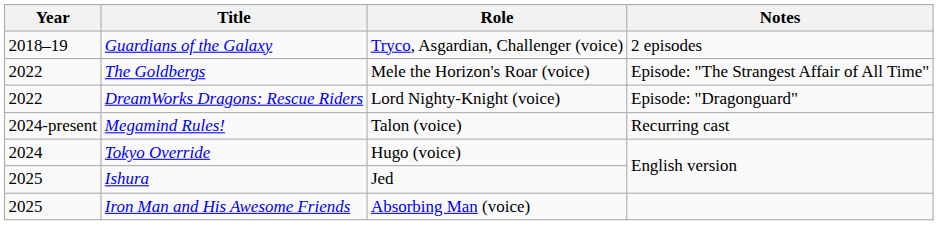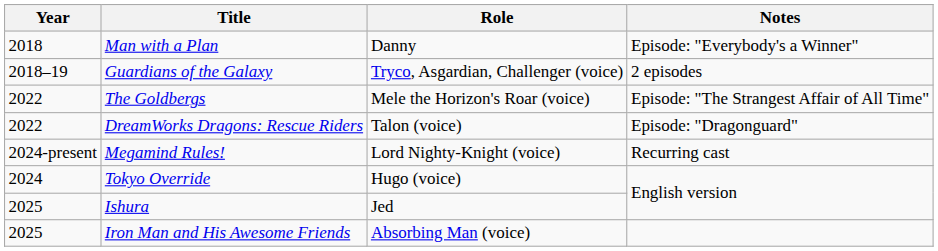+ row: (162, 44)
(466, 98) Lord Nighty-Knight (voice) -> (416, 125) Talon (voice)
(416, 125) Talon (voice) -> (466, 152) Lord Nighty-Knight (voice)
